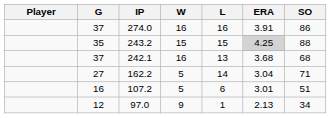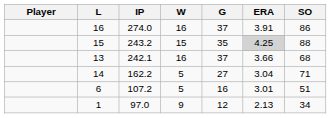columns swapped: (98, 12) <-> (222, 12)
(264, 58) 3.68 -> (264, 58) 3.66
